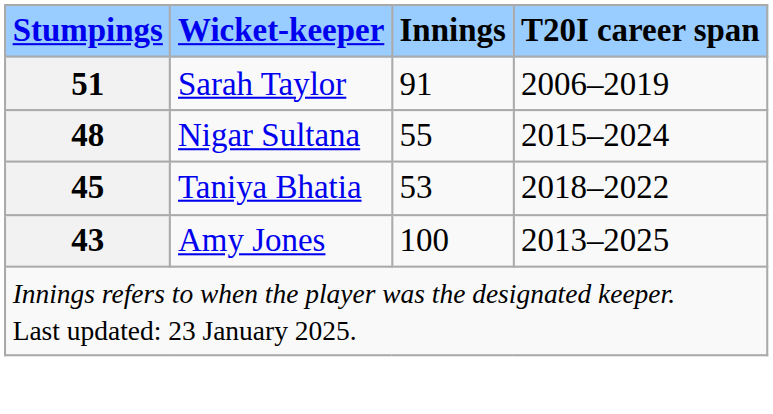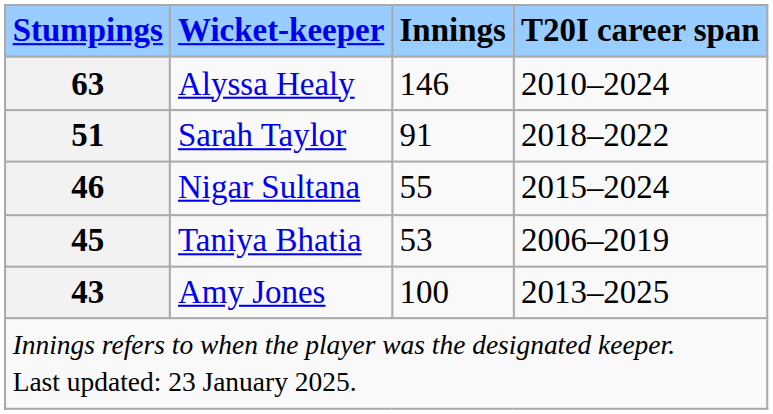+ row: (266, 82)
(595, 82) 2006–2019 -> (595, 135) 2018–2022
(88, 135) 48 -> (88, 187) 46
(595, 187) 2018–2022 -> (595, 239) 2006–2019
